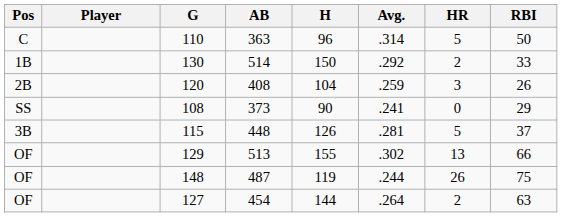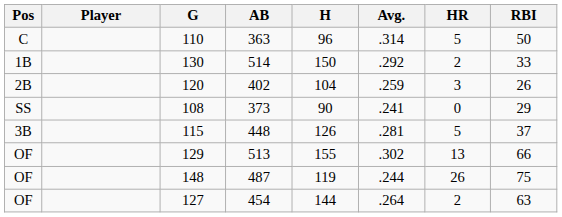(259, 85) 408 -> (259, 85) 402
